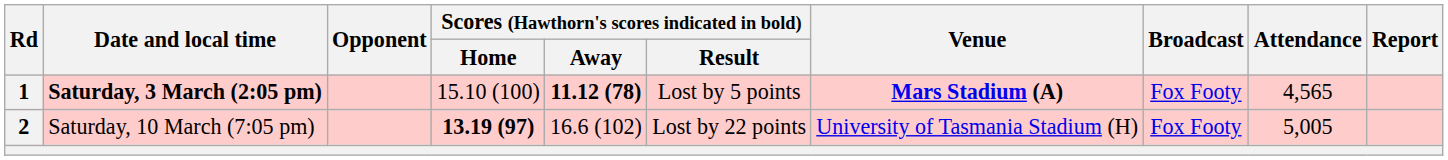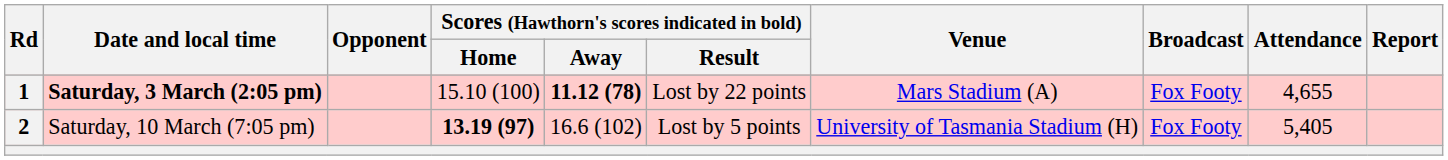(729, 92) Lost by 5 points -> (729, 92) Lost by 22 points
(977, 92) bold -> (977, 92) normal
(1308, 92) 4,565 -> (1308, 92) 4,655
(729, 127) Lost by 22 points -> (729, 127) Lost by 5 points
(1308, 127) 5,005 -> (1308, 127) 5,405
